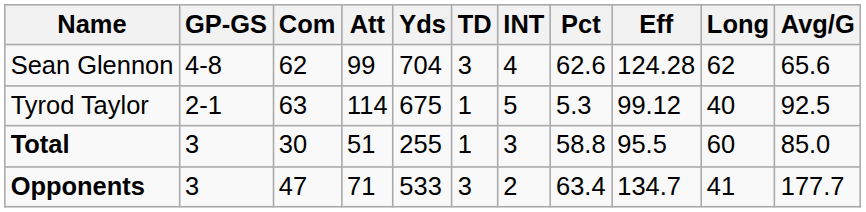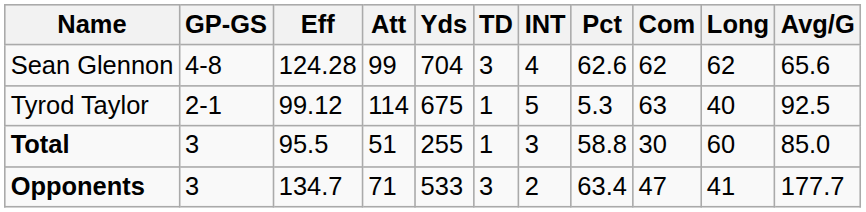columns swapped: (307, 24) <-> (656, 24)
